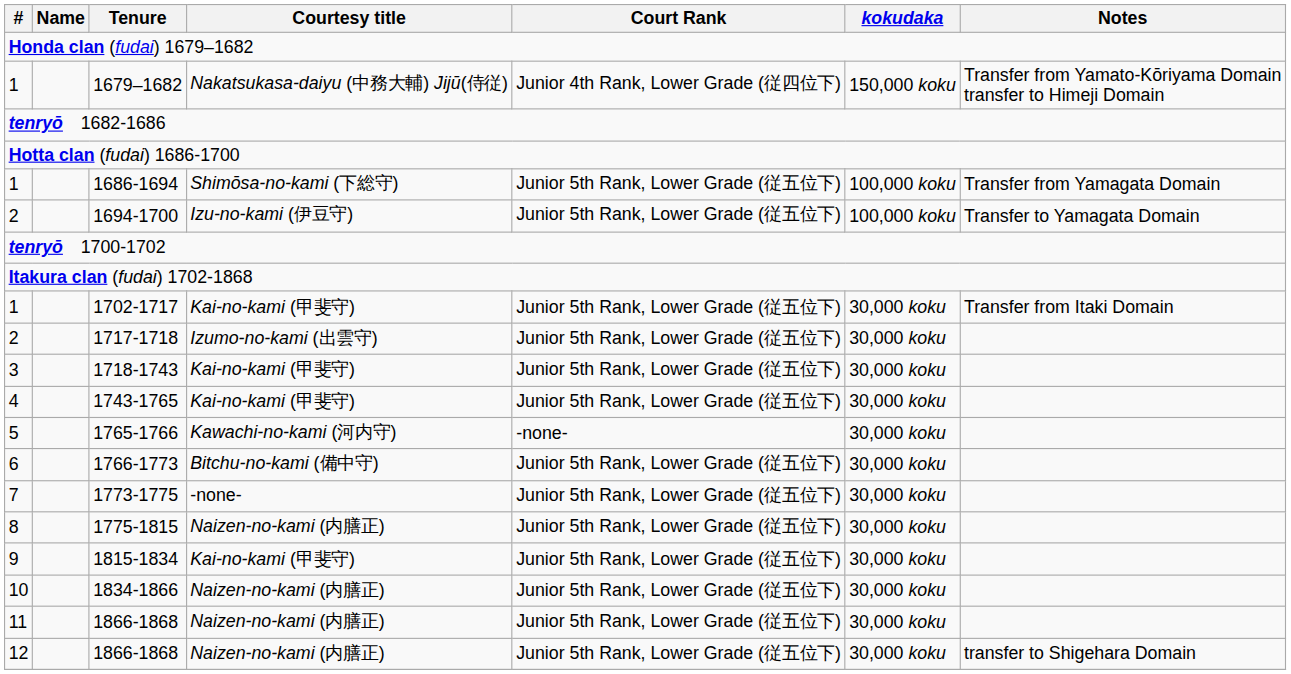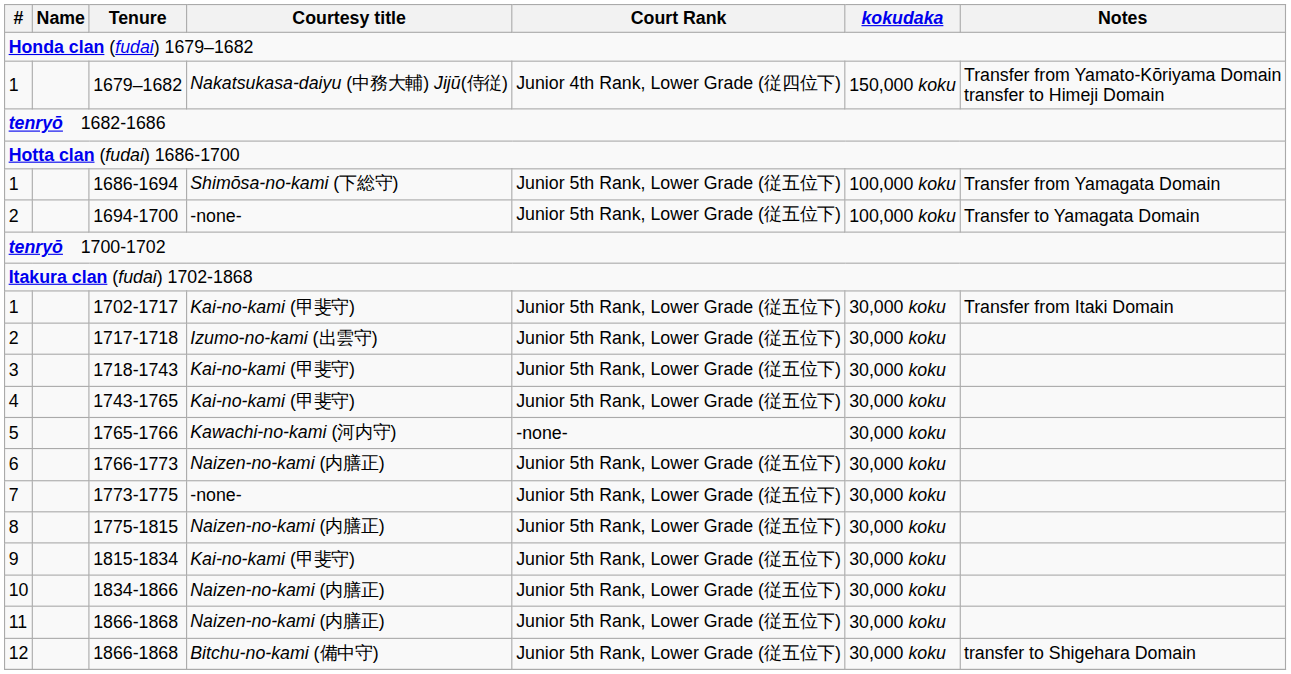(272, 215) Izu-no-kami (伊豆守) -> (216, 215) -none-
(284, 463) Bitchu-no-kami (備中守) -> (287, 463) Naizen-no-kami (内膳正)
(287, 652) Naizen-no-kami (内膳正) -> (284, 652) Bitchu-no-kami (備中守)
